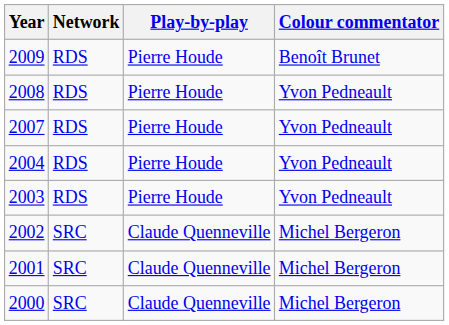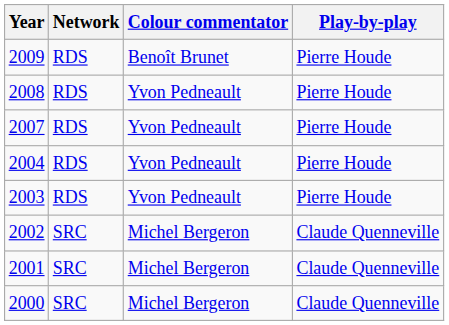columns swapped: (199, 22) <-> (359, 22)
